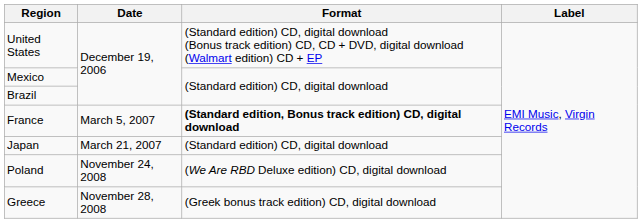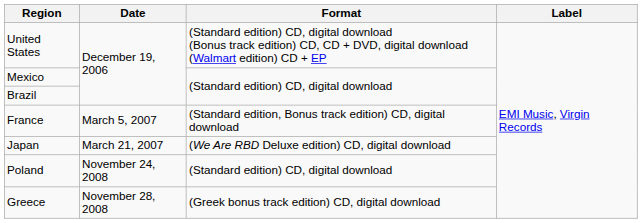(323, 120) bold -> (317, 120) normal
(286, 145) (Standard edition) CD, digital download -> (320, 145) (We Are RBD Deluxe edition) CD, digital download
(316, 170) (We Are RBD Deluxe edition) CD, digital download -> (291, 170) (Standard edition) CD, digital download
